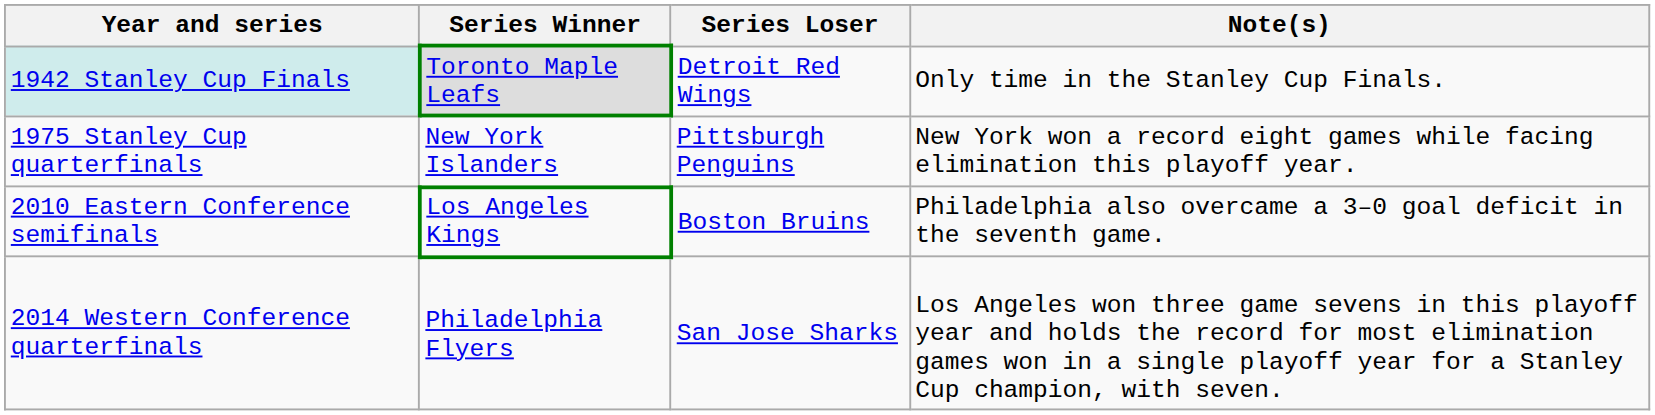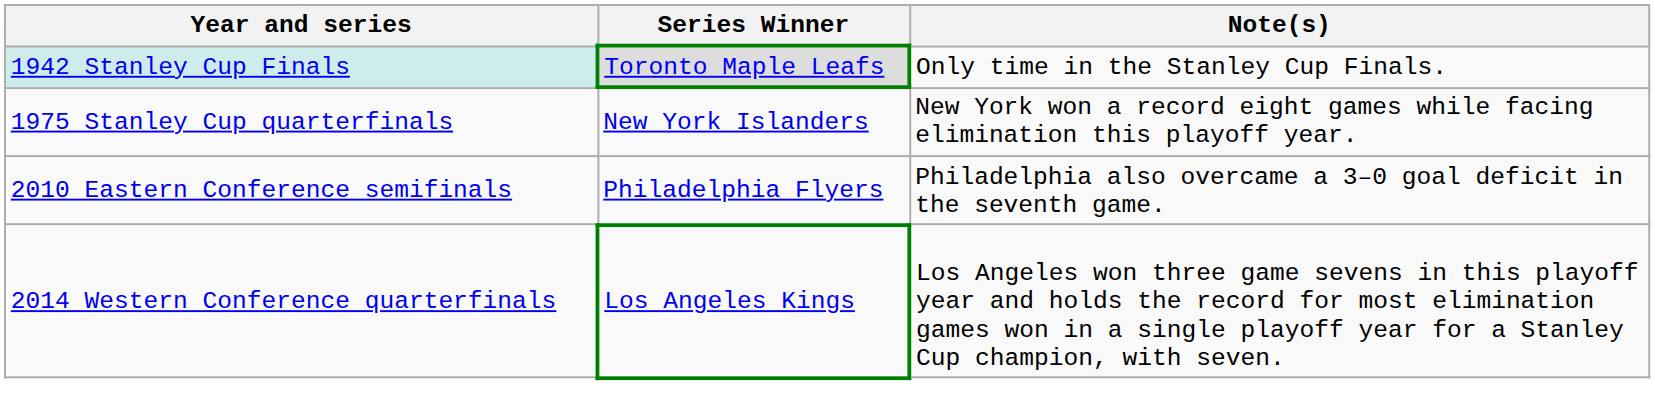- column: (790, 25)
(507, 222) Los Angeles Kings -> (743, 190) Philadelphia Flyers
(514, 334) Philadelphia Flyers -> (730, 301) Los Angeles Kings
